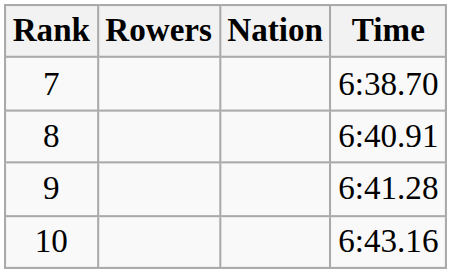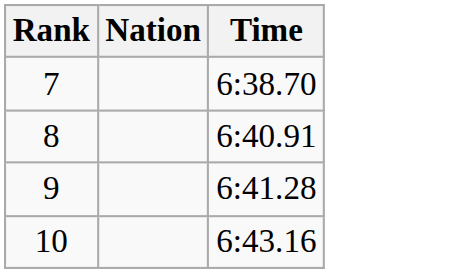- column: (159, 30)
